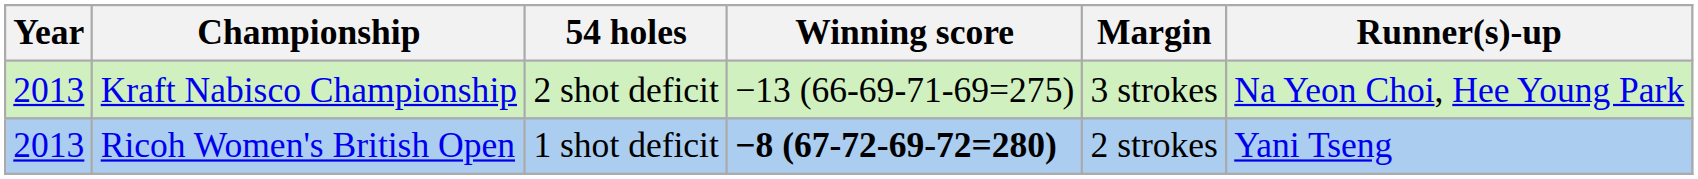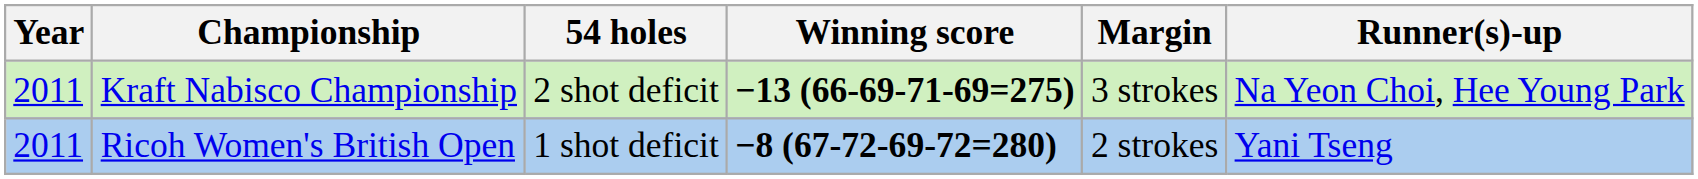(49, 88) 2013 -> (48, 88) 2011
(905, 88) normal -> (905, 88) bold
(49, 145) 2013 -> (48, 145) 2011
